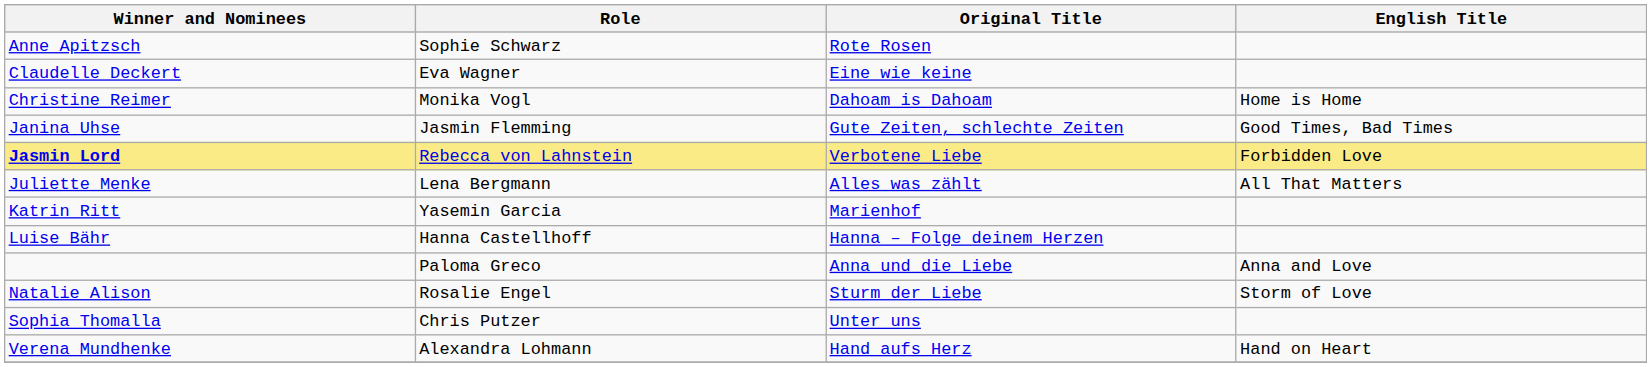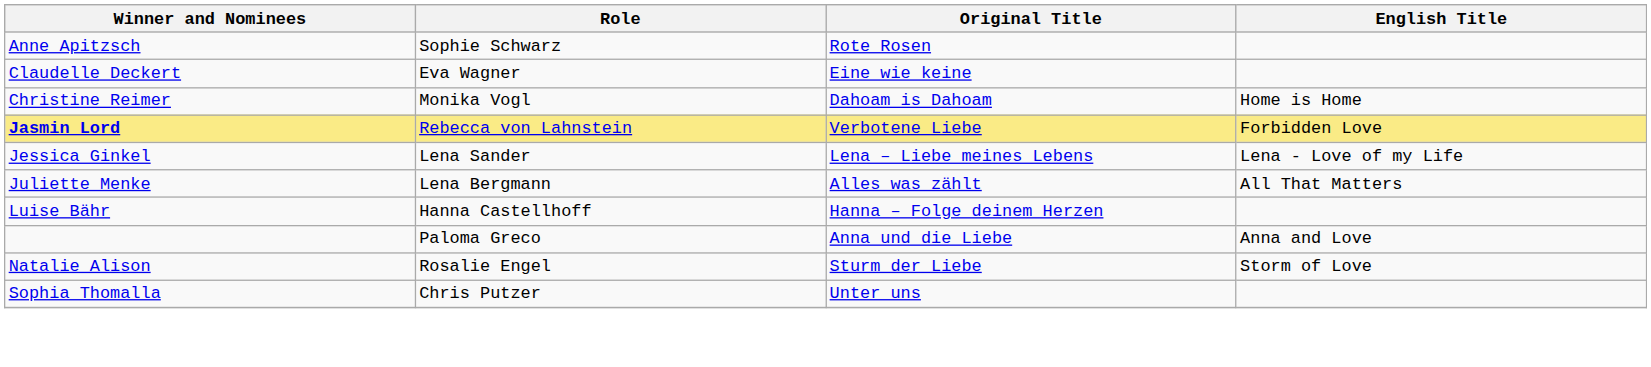- row: (64, 129)
+ row: (80, 156)
- row: (64, 211)
- row: (90, 349)
